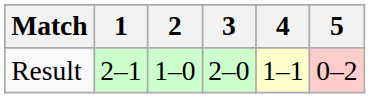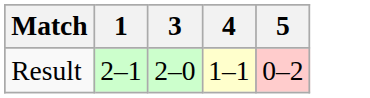- column: (175, 26)
